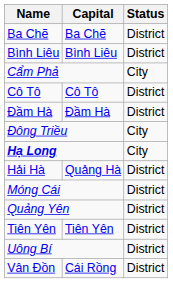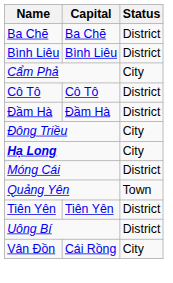- row: (26, 170)
(146, 209) District -> (137, 190) Town
(146, 268) District -> (133, 248) City
